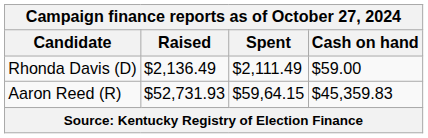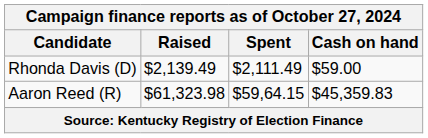(180, 68) $2,136.49 -> (180, 68) $2,139.49
(185, 94) $52,731.93 -> (185, 94) $61,323.98
